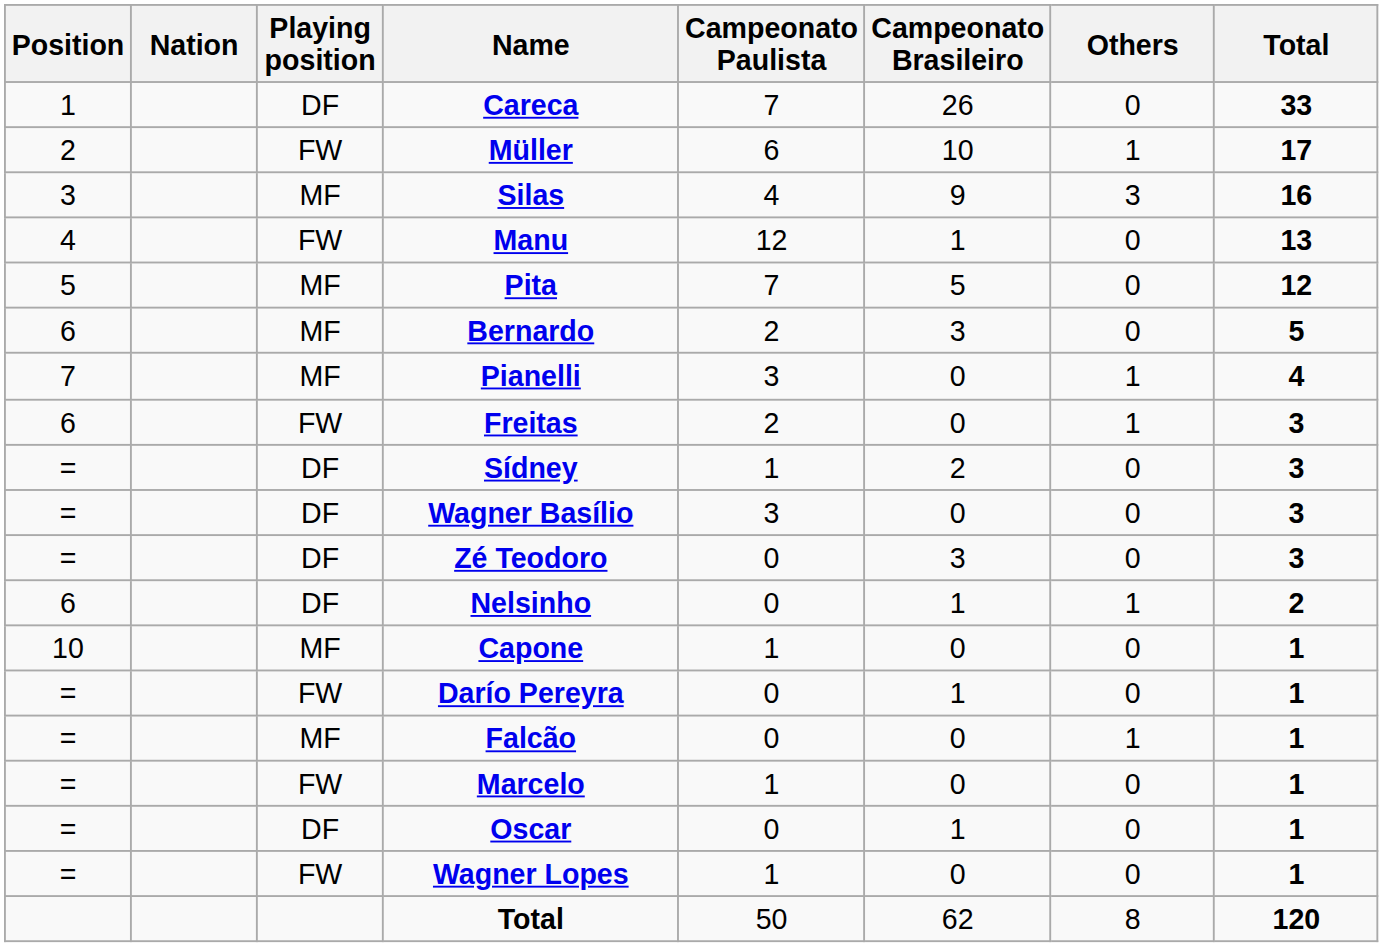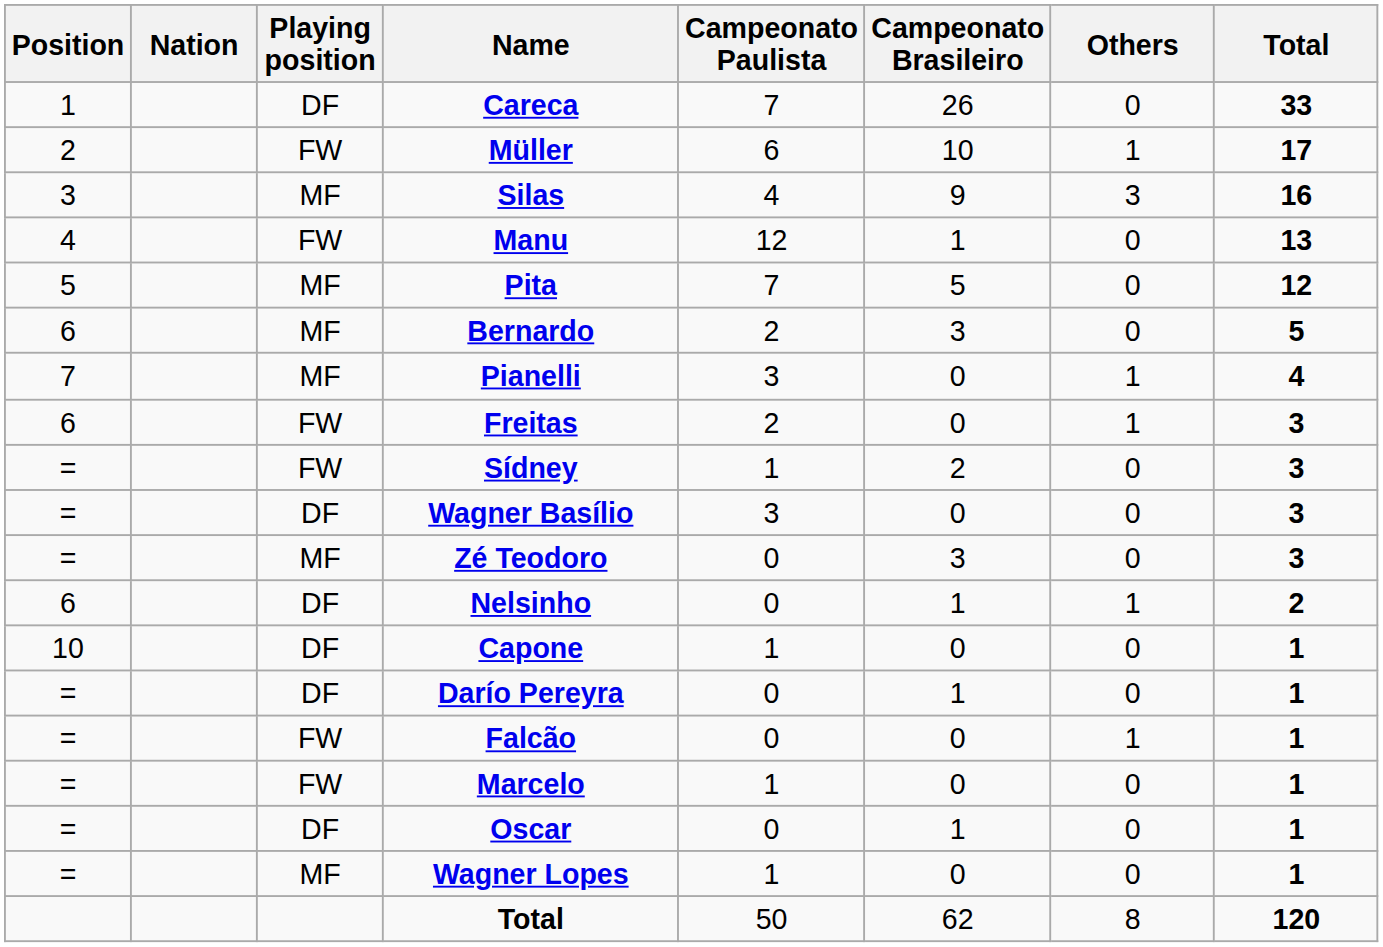(320, 467) DF -> (320, 467) FW
(320, 557) DF -> (320, 557) MF
(320, 648) MF -> (320, 648) DF
(320, 693) FW -> (320, 693) DF
(320, 738) MF -> (320, 738) FW
(320, 874) FW -> (320, 874) MF
